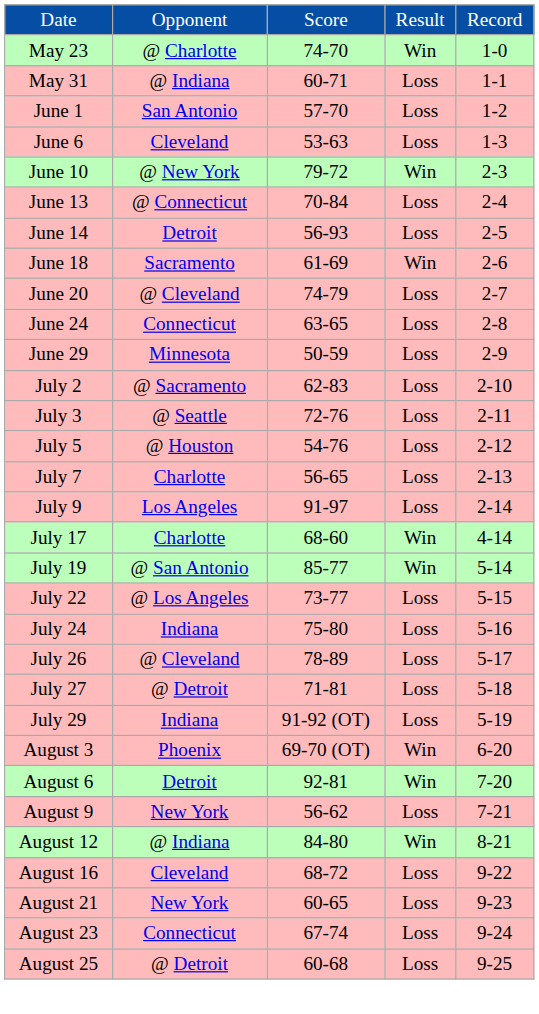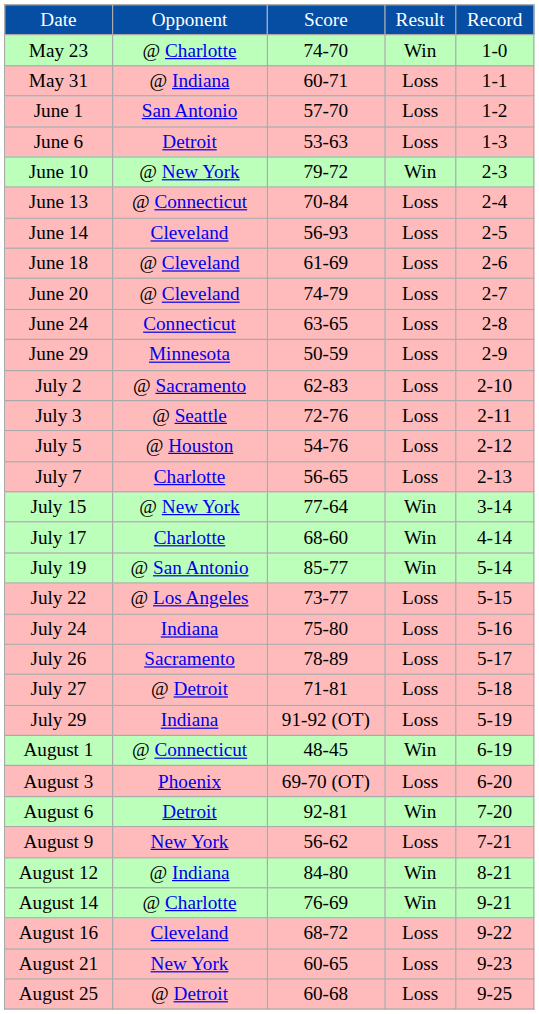(190, 141) Cleveland -> (190, 141) Detroit
(190, 232) Detroit -> (190, 232) Cleveland
(190, 263) Sacramento -> (190, 263) @ Cleveland
(420, 263) Win -> (420, 263) Loss
- row: (58, 506)
+ row: (58, 506)
(190, 659) @ Cleveland -> (190, 659) Sacramento
+ row: (58, 750)
(420, 750) Win -> (420, 780) Loss
+ row: (58, 902)
- row: (58, 933)
